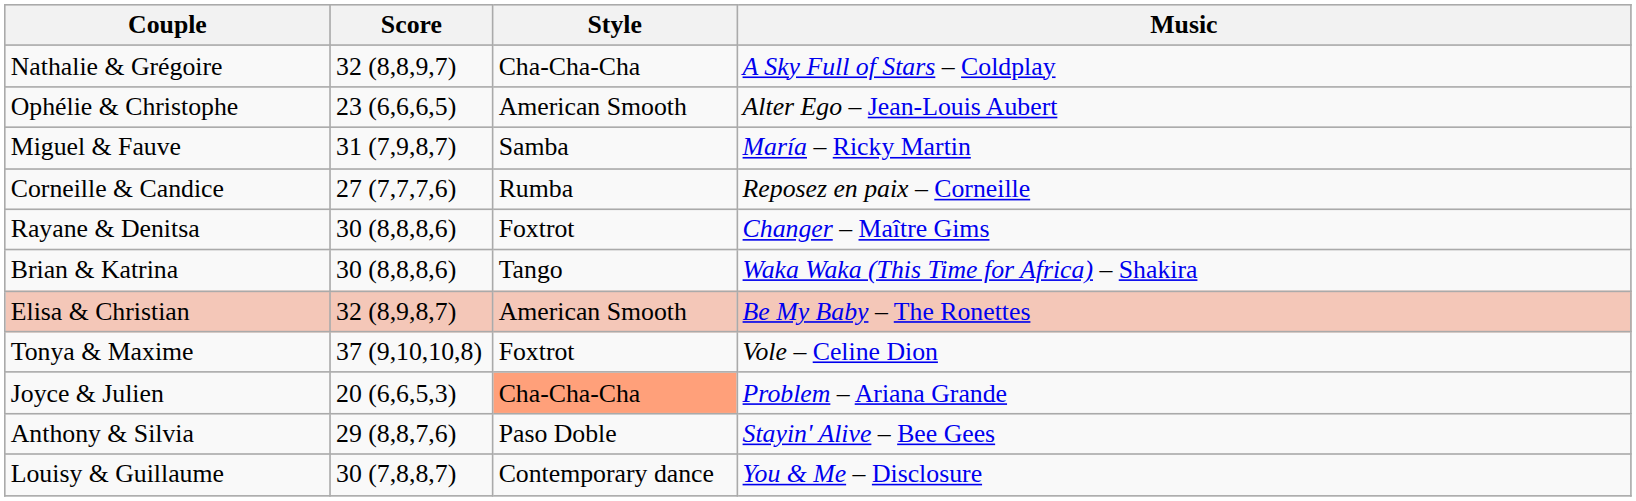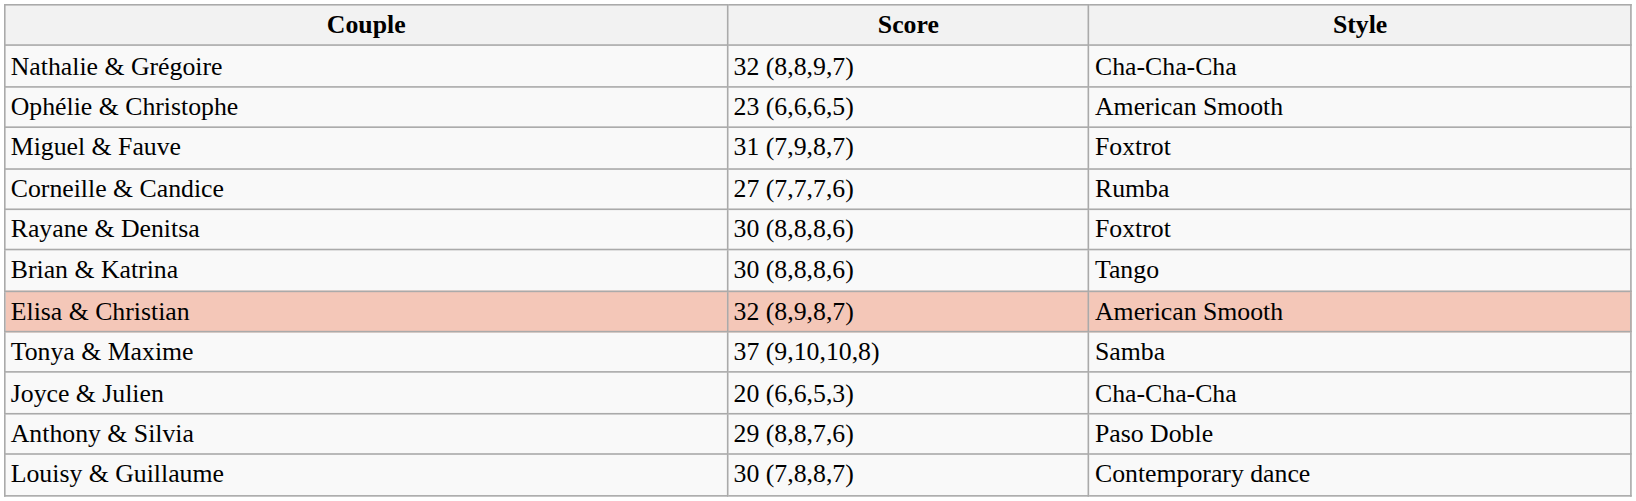- column: (1184, 24)
(534, 147) Samba -> (1133, 147) Foxtrot
(537, 351) Foxtrot -> (1130, 351) Samba
(569, 392) lightsalmon background -> (1166, 392) no background
